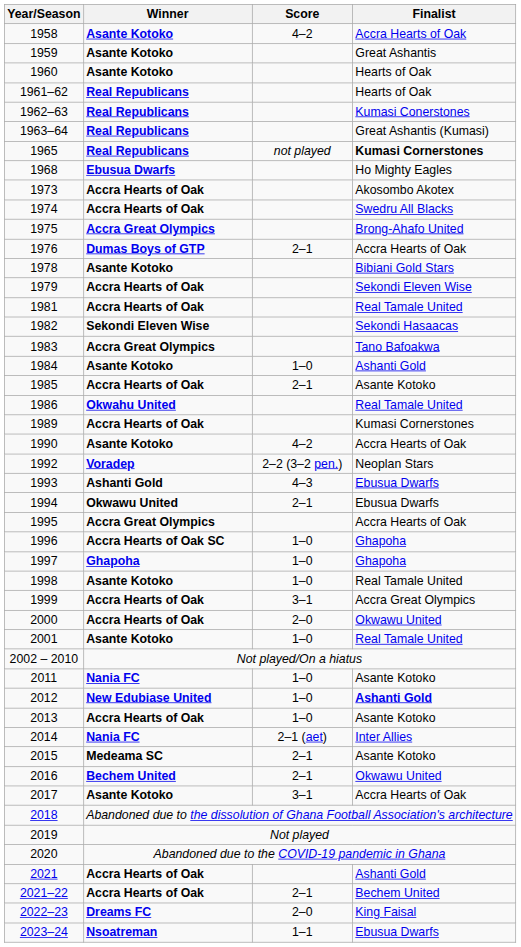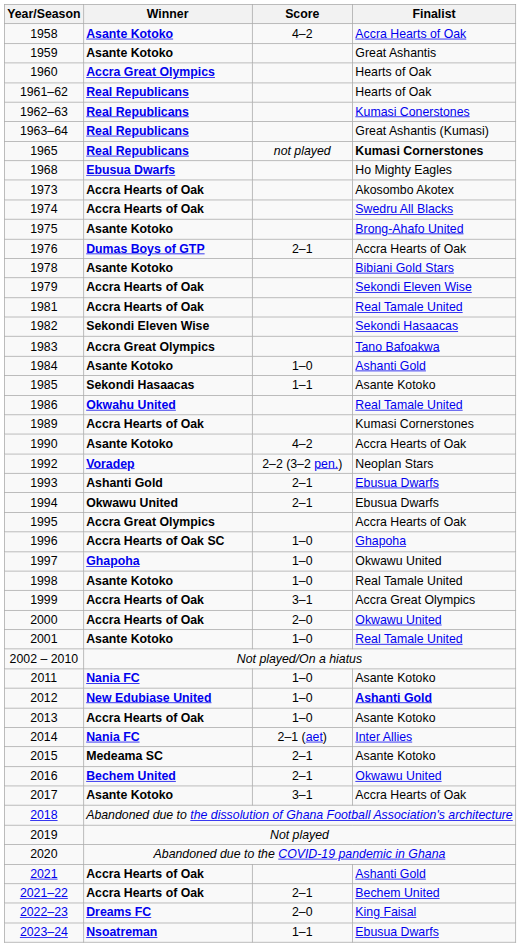(130, 72) Asante Kotoko -> (151, 72) Accra Great Olympics
(151, 229) Accra Great Olympics -> (130, 229) Asante Kotoko
(145, 385) Accra Hearts of Oak -> (140, 385) Sekondi Hasaacas
(302, 385) 2–1 -> (302, 385) 1–1
(302, 483) 4–3 -> (302, 483) 2–1
(381, 561) Ghapoha -> (398, 561) Okwawu United
